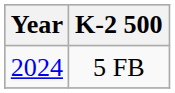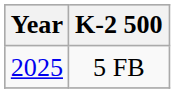(37, 66) 2024 -> (37, 66) 2025
